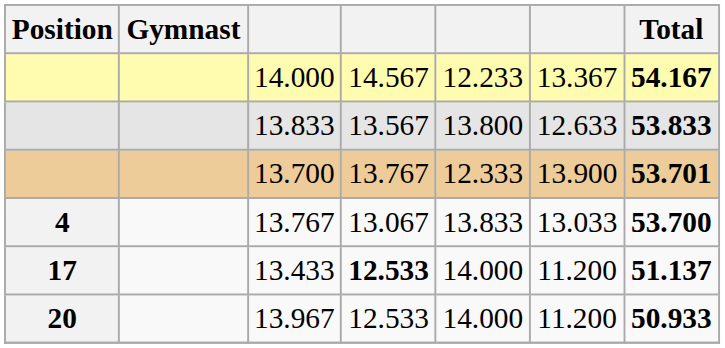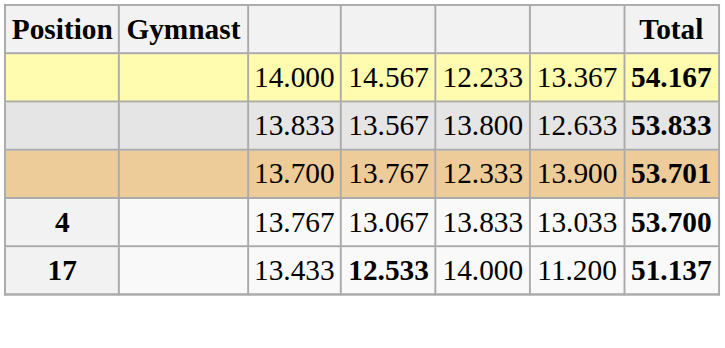- row: (294, 319)
